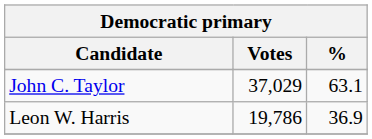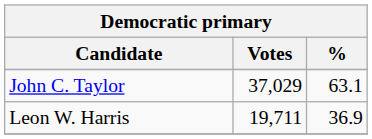(275, 118) 19,786 -> (276, 118) 19,711
